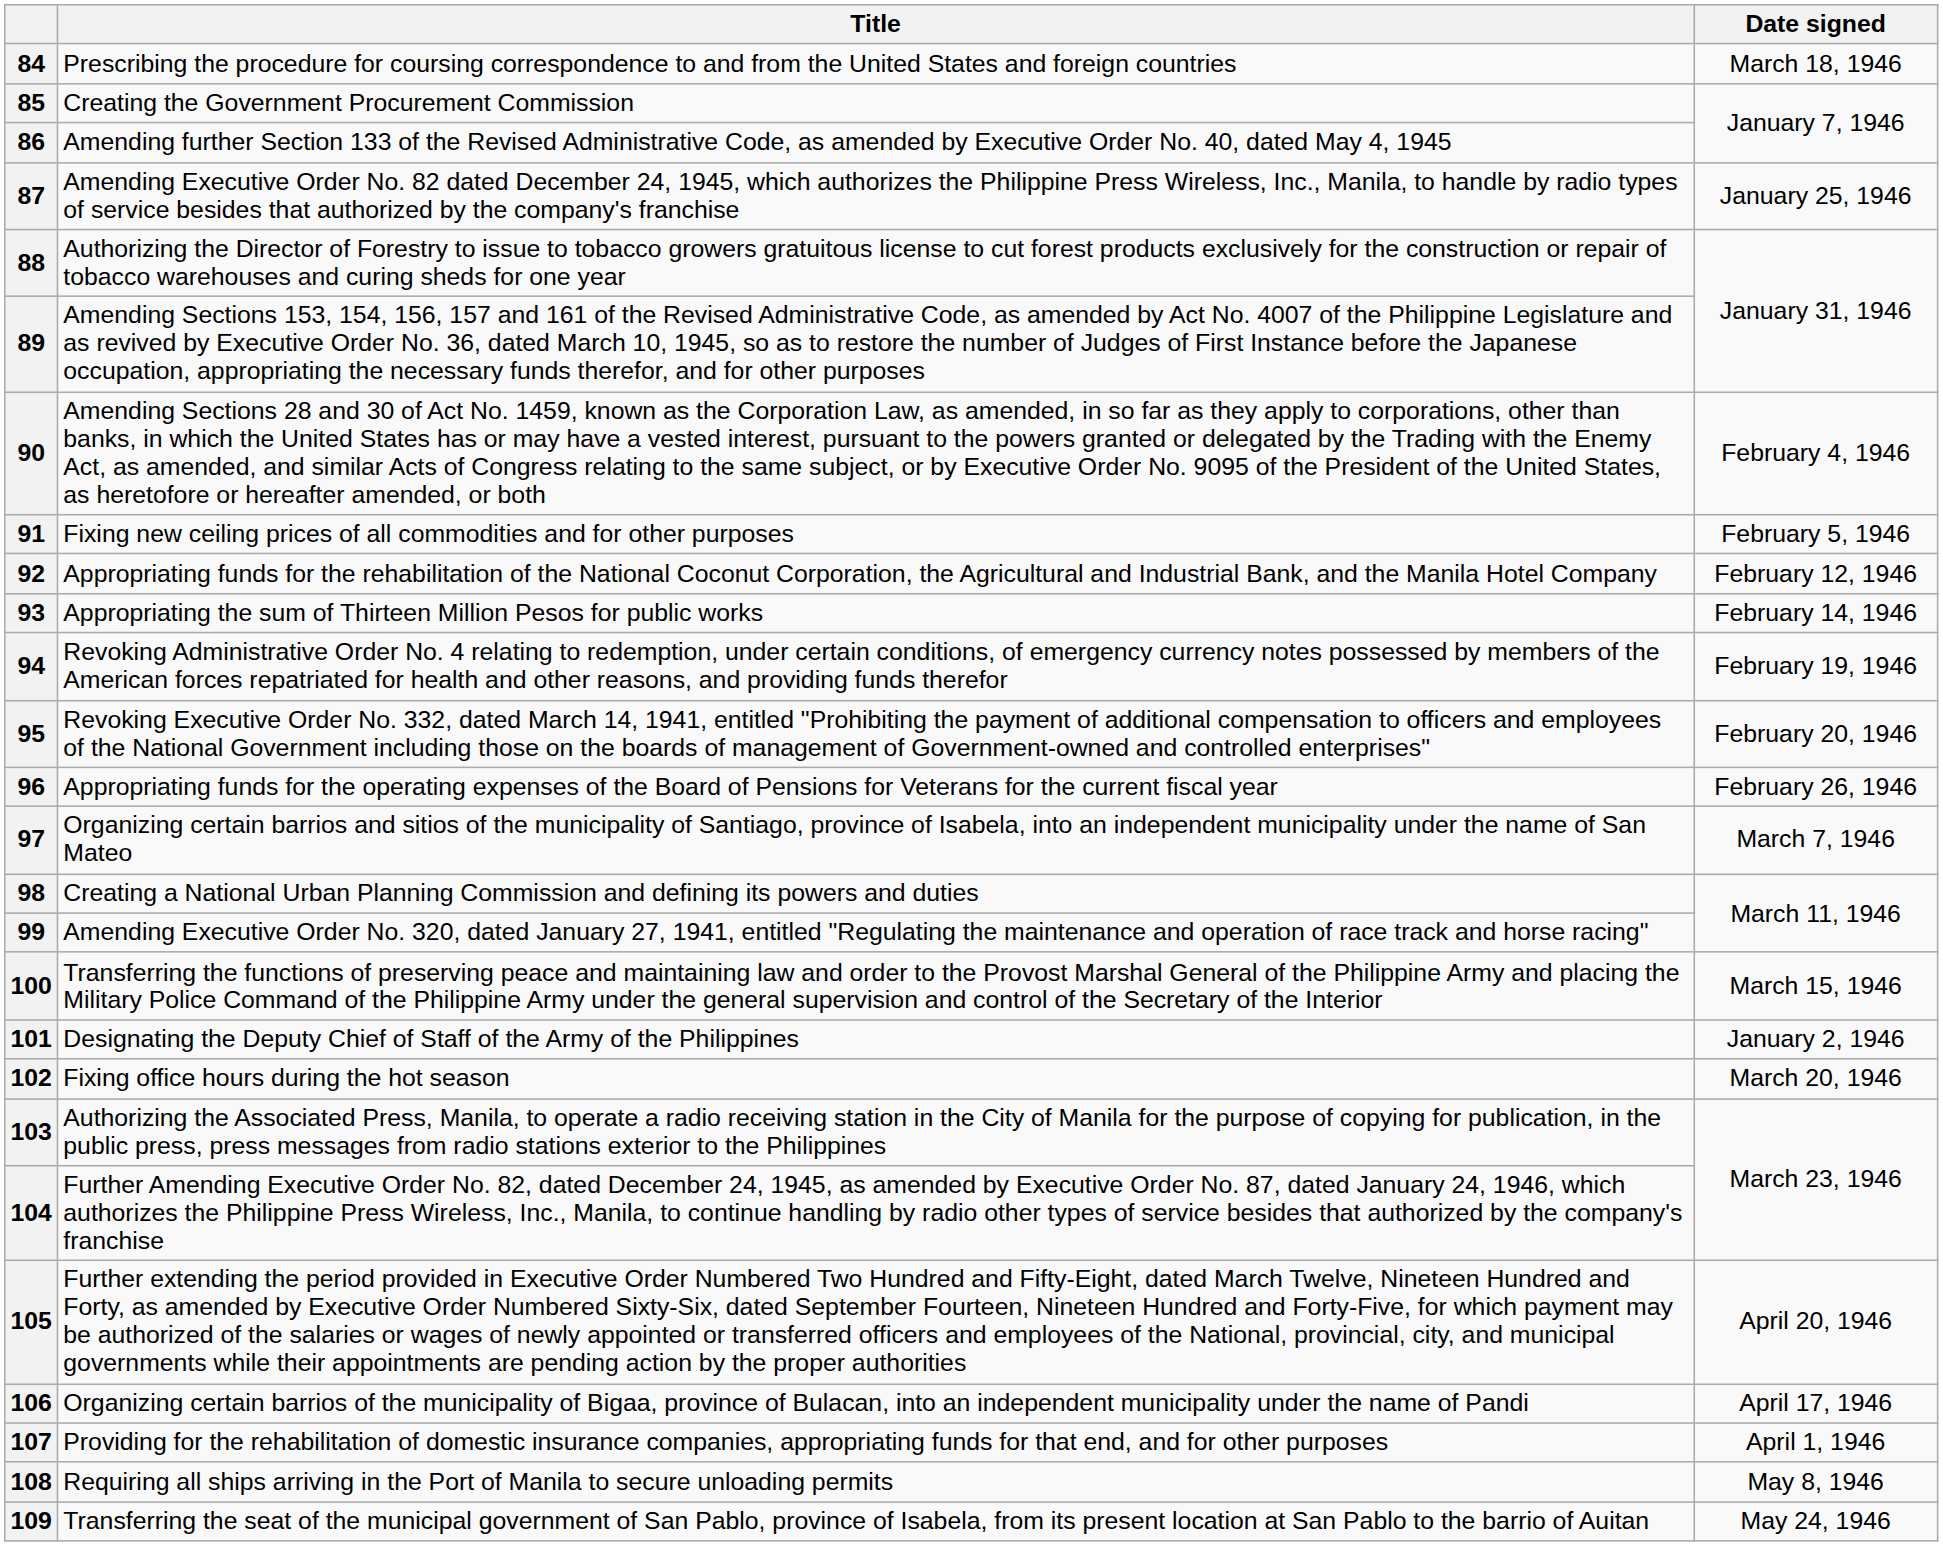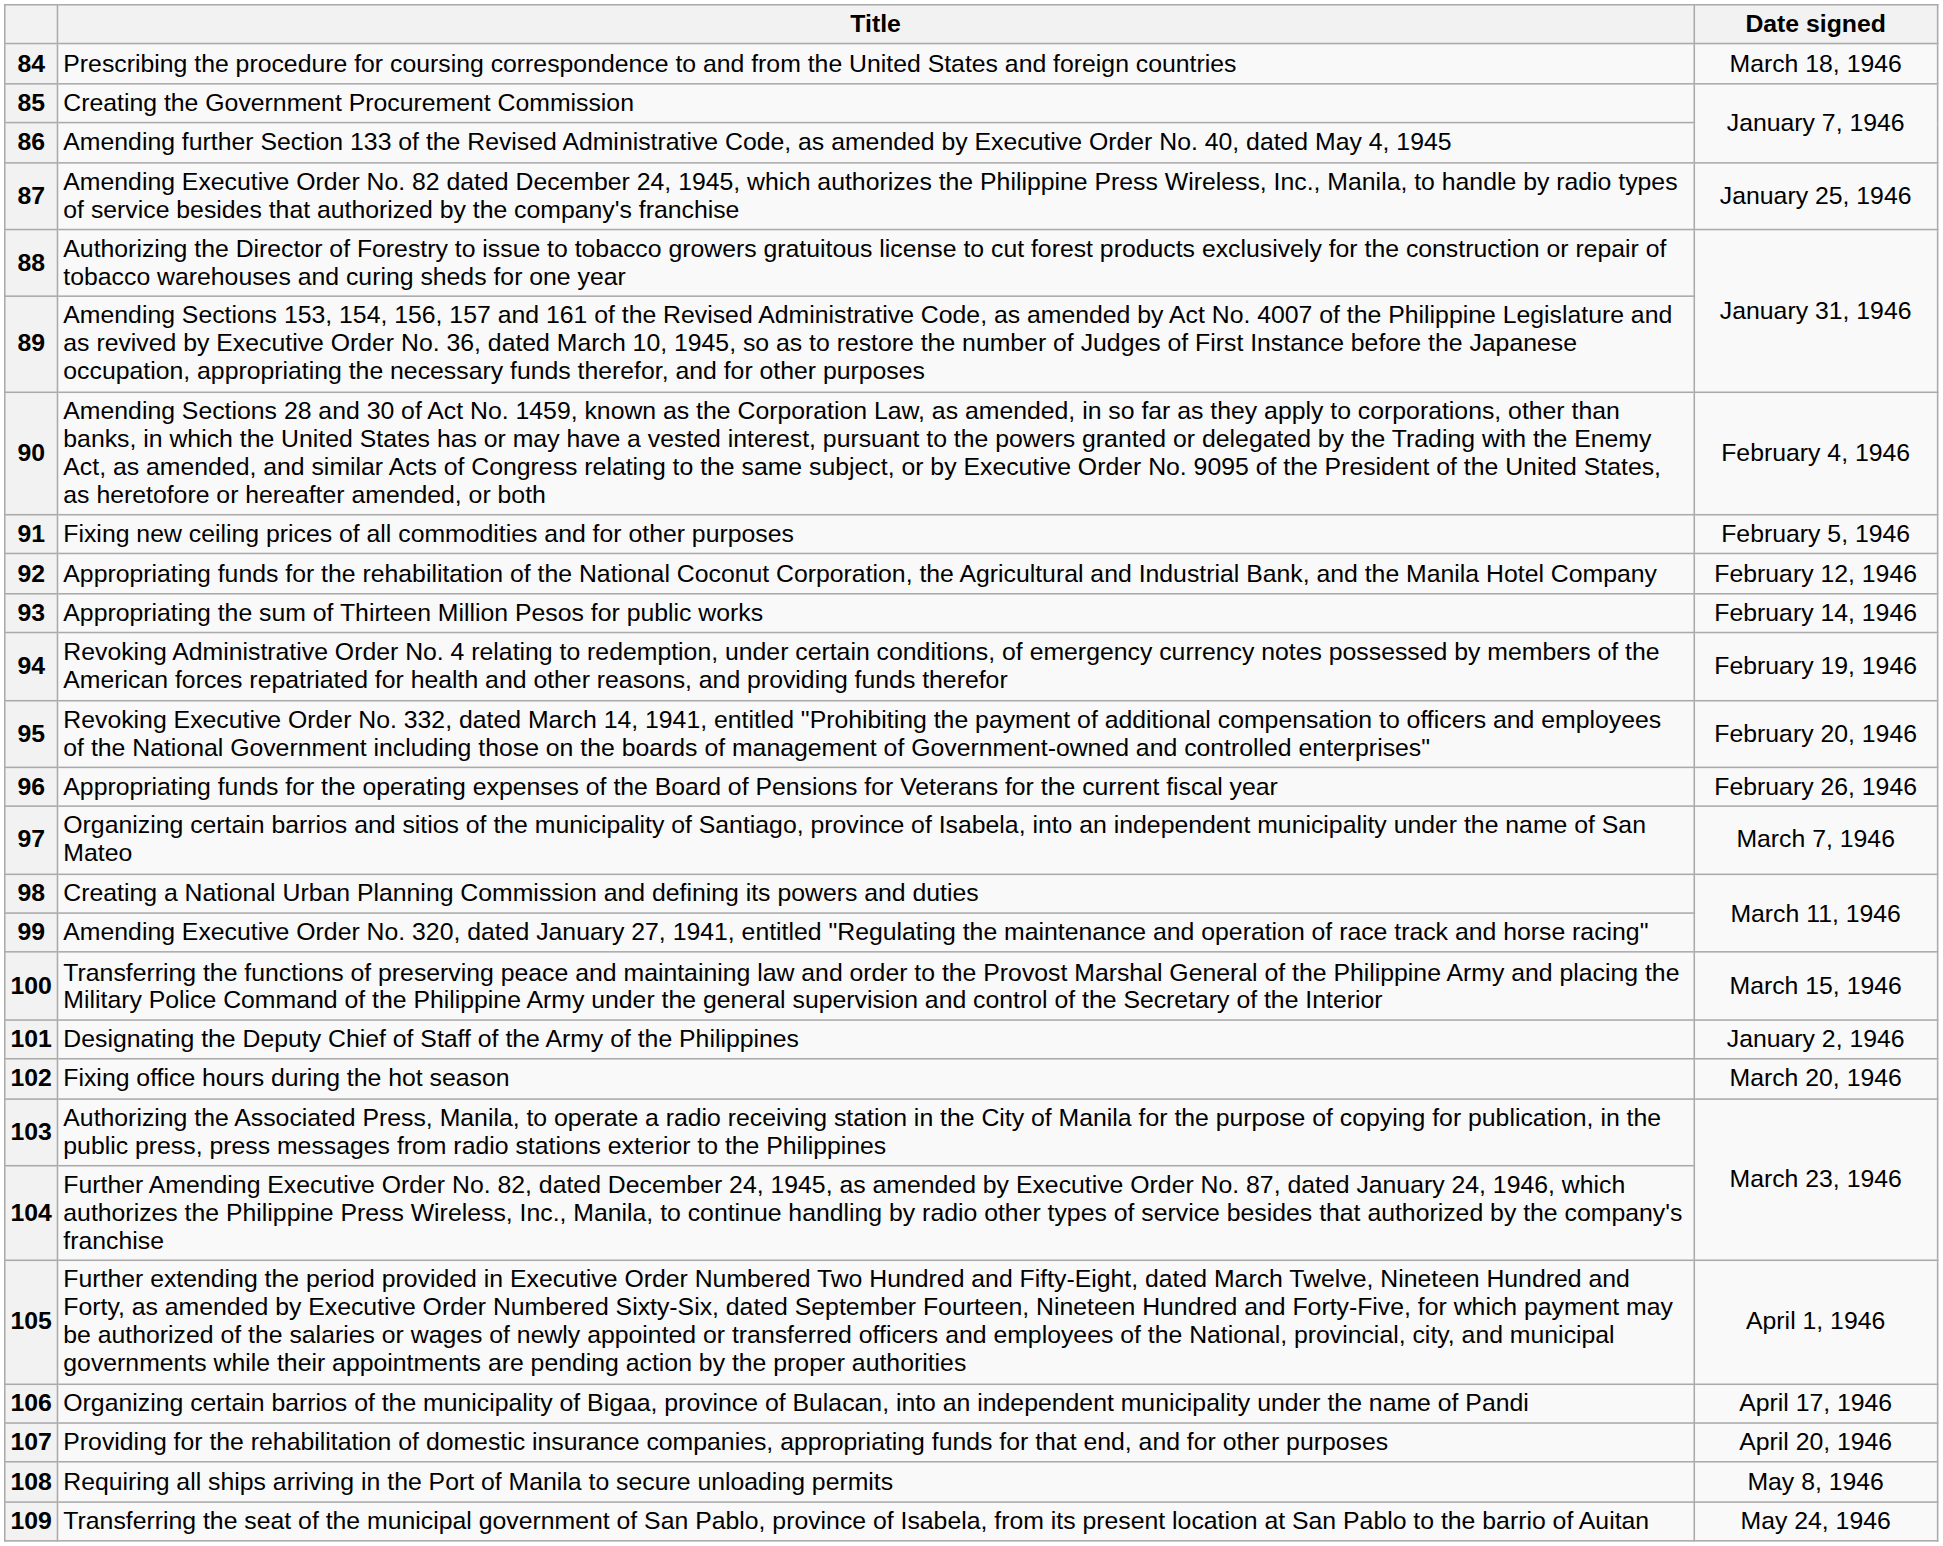(1816, 1321) April 20, 1946 -> (1816, 1321) April 1, 1946
(1816, 1442) April 1, 1946 -> (1816, 1442) April 20, 1946
